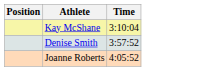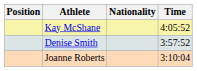+ column: (132, 12)
(124, 27) 3:10:04 -> (175, 27) 4:05:52
(124, 58) 4:05:52 -> (175, 58) 3:10:04
